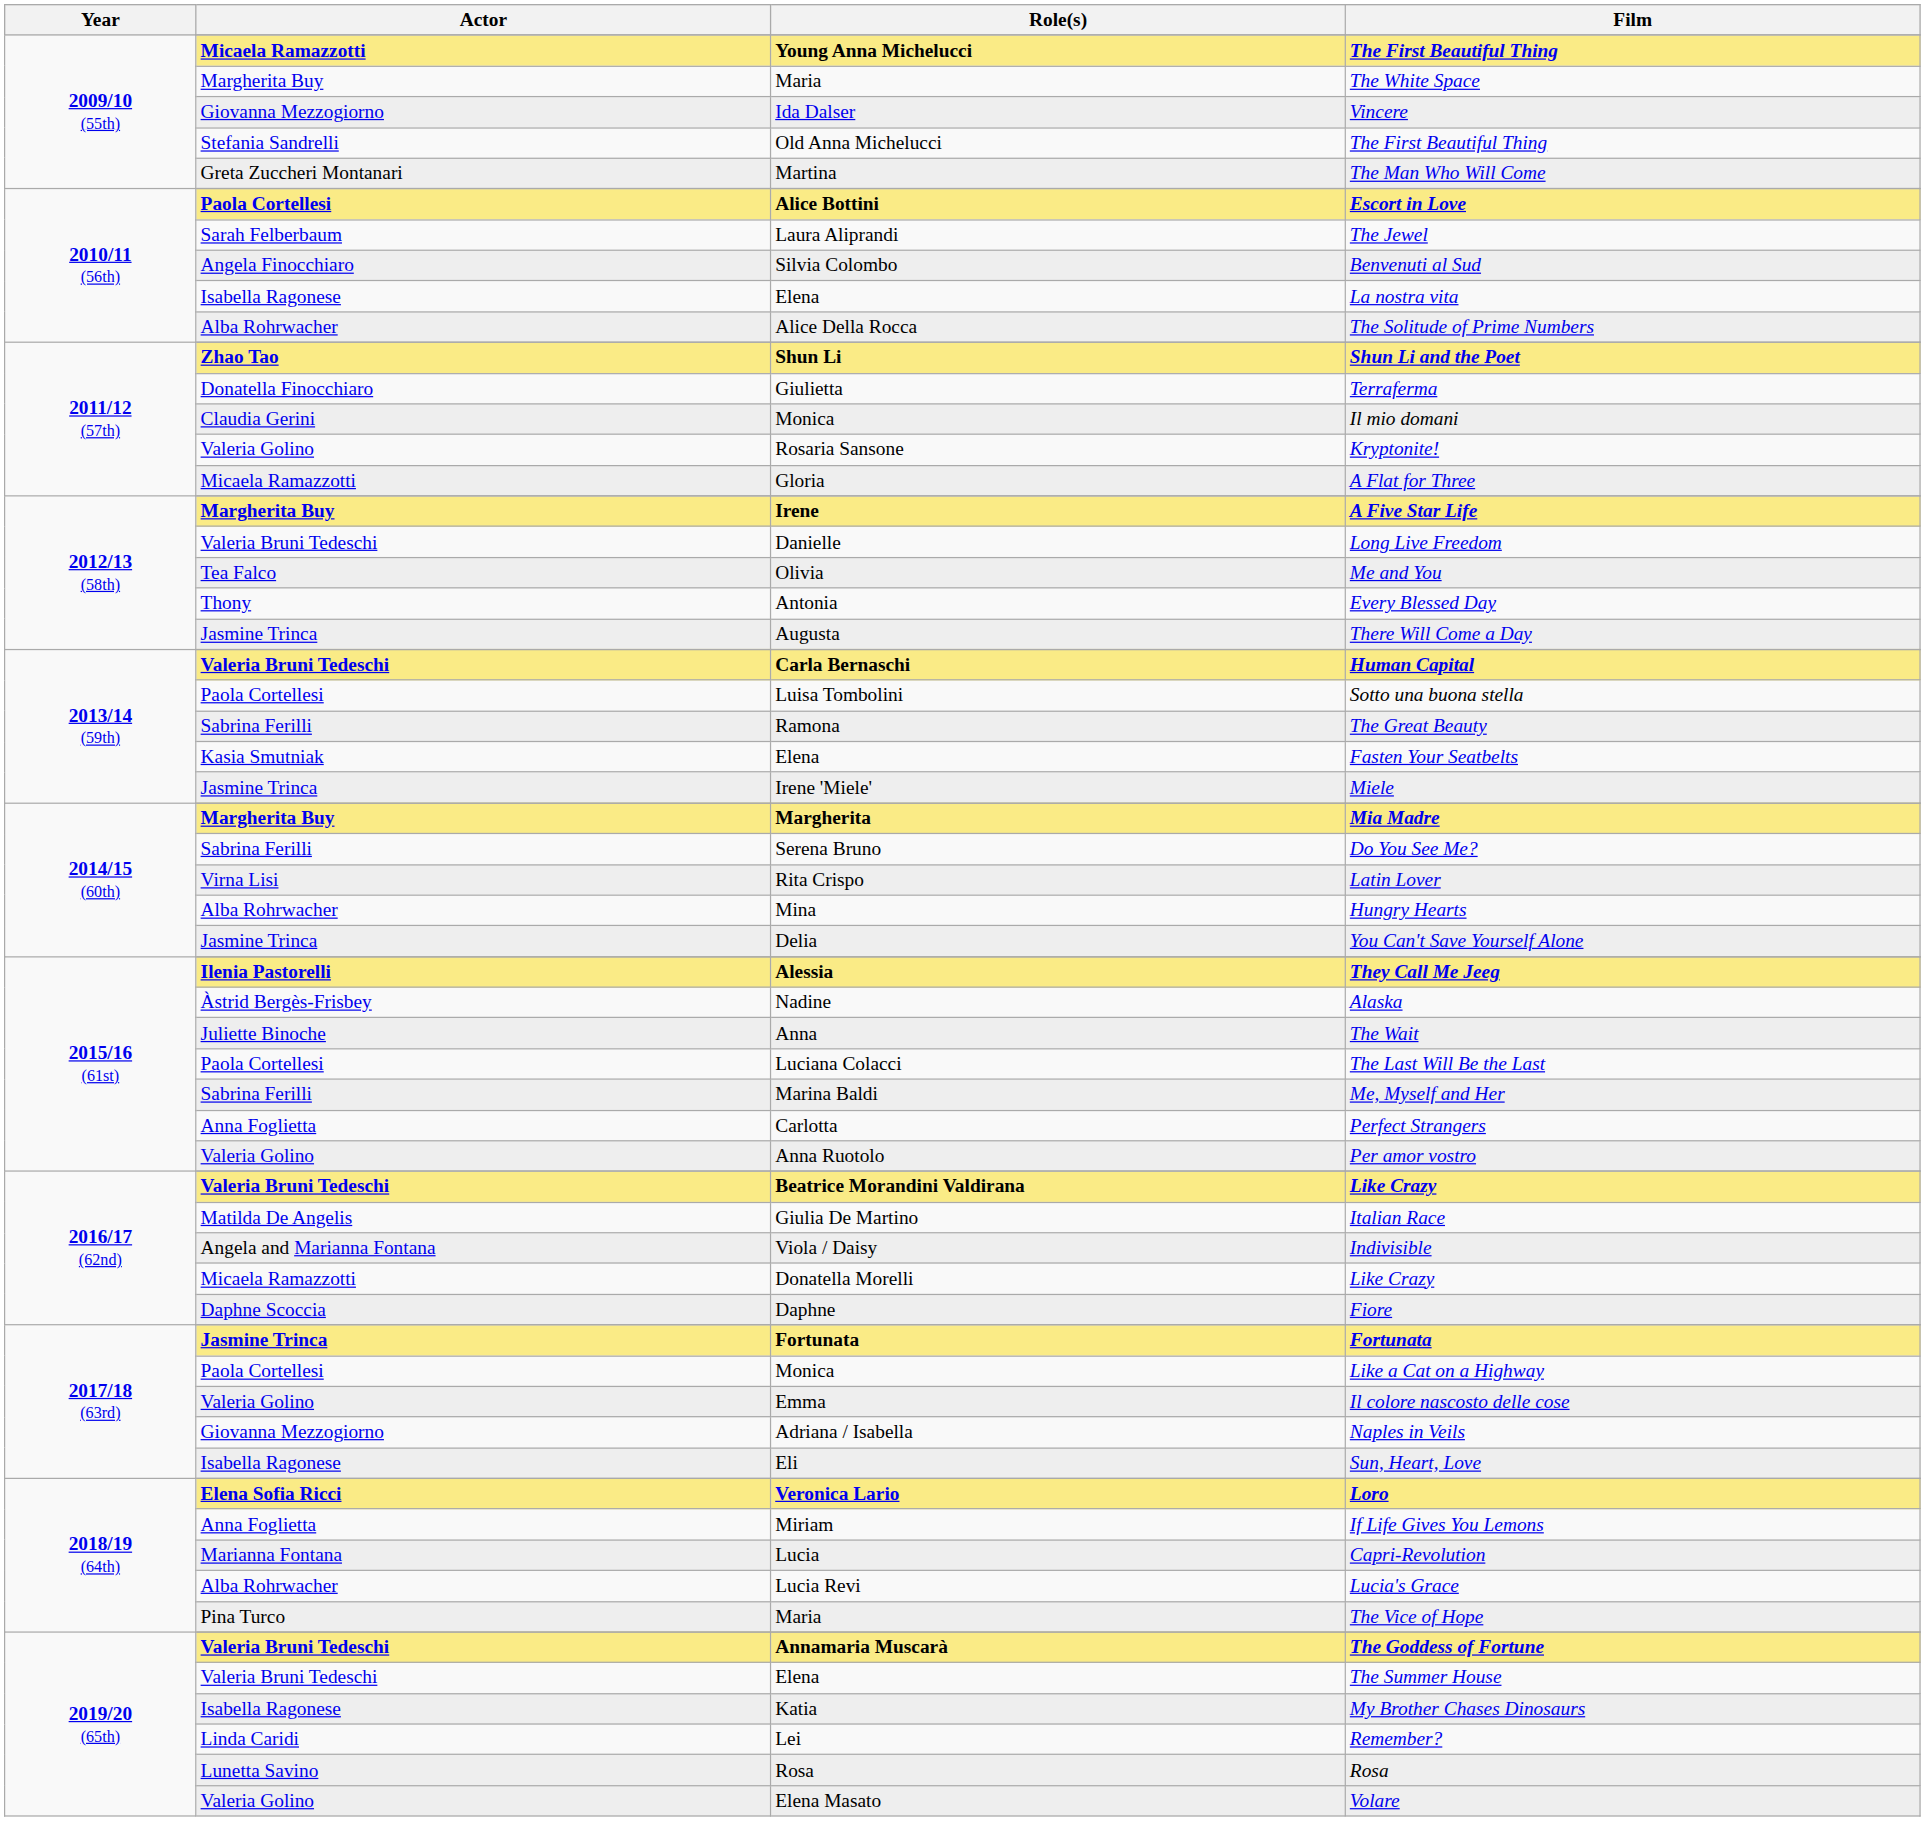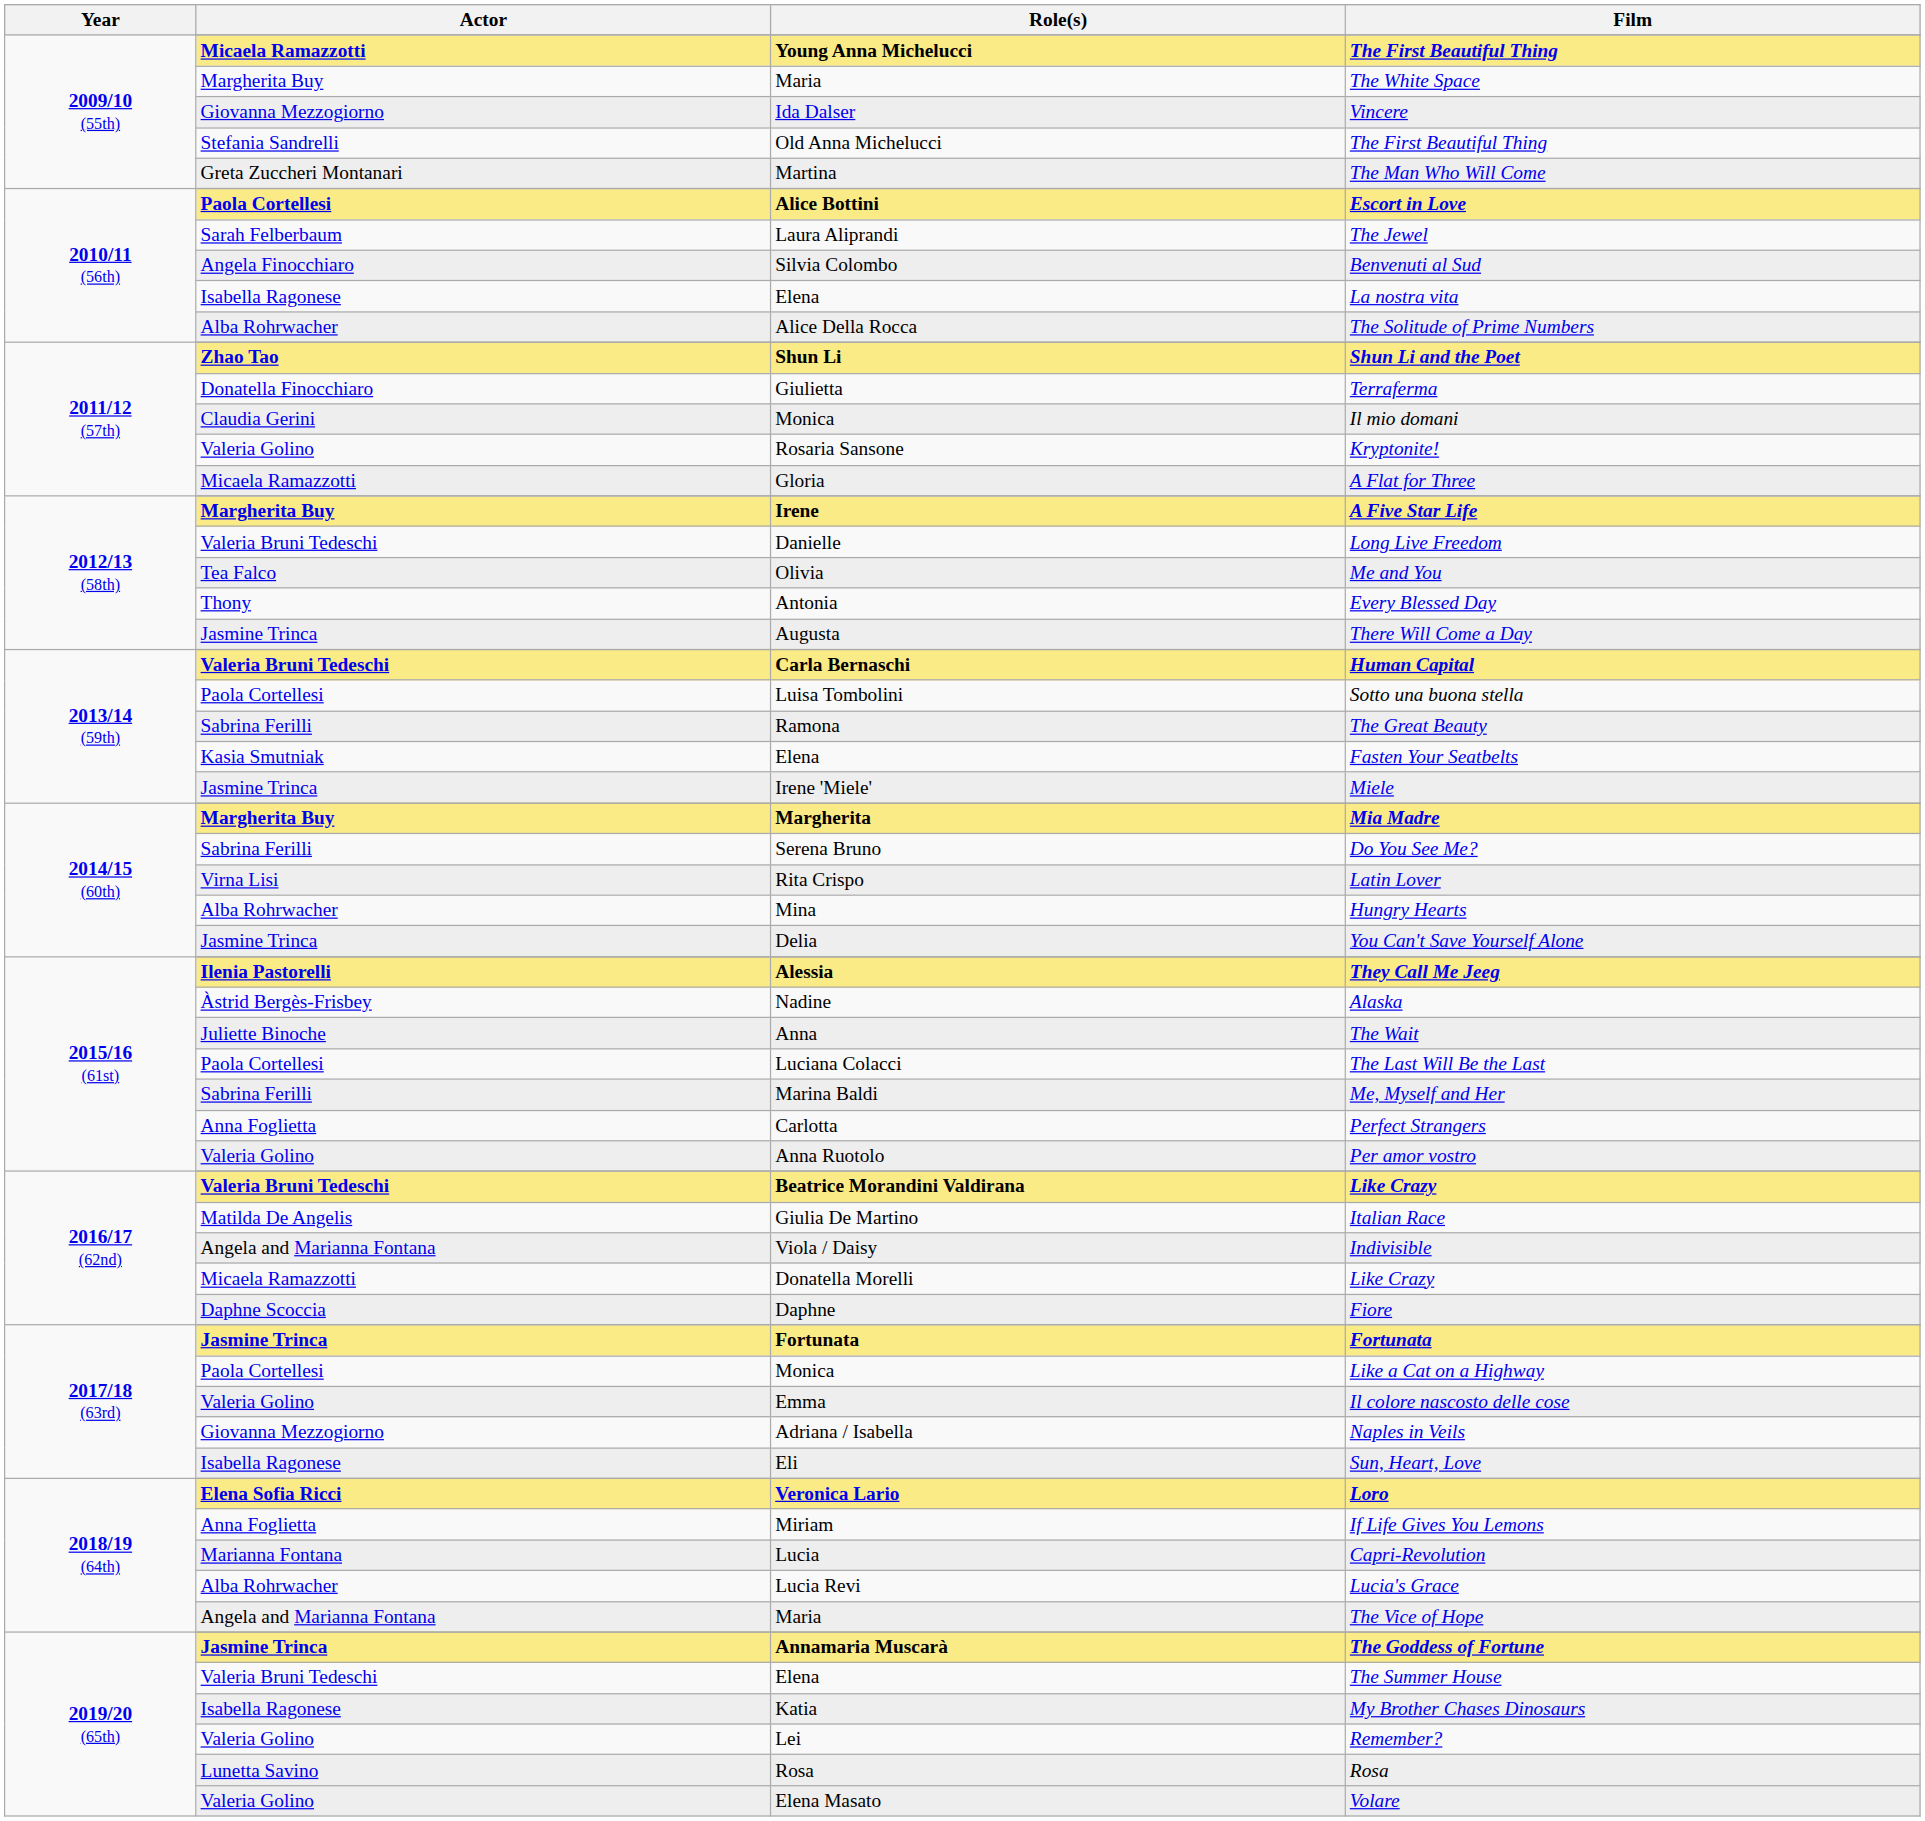(243, 1616) Pina Turco -> (318, 1616) Angela and Marianna Fontana
(295, 1647) Valeria Bruni Tedeschi -> (264, 1647) Jasmine Trinca
(250, 1739) Linda Caridi -> (257, 1739) Valeria Golino
